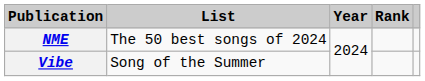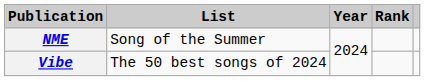(218, 40) The 50 best songs of 2024 -> (188, 40) Song of the Summer
(188, 63) Song of the Summer -> (218, 63) The 50 best songs of 2024
